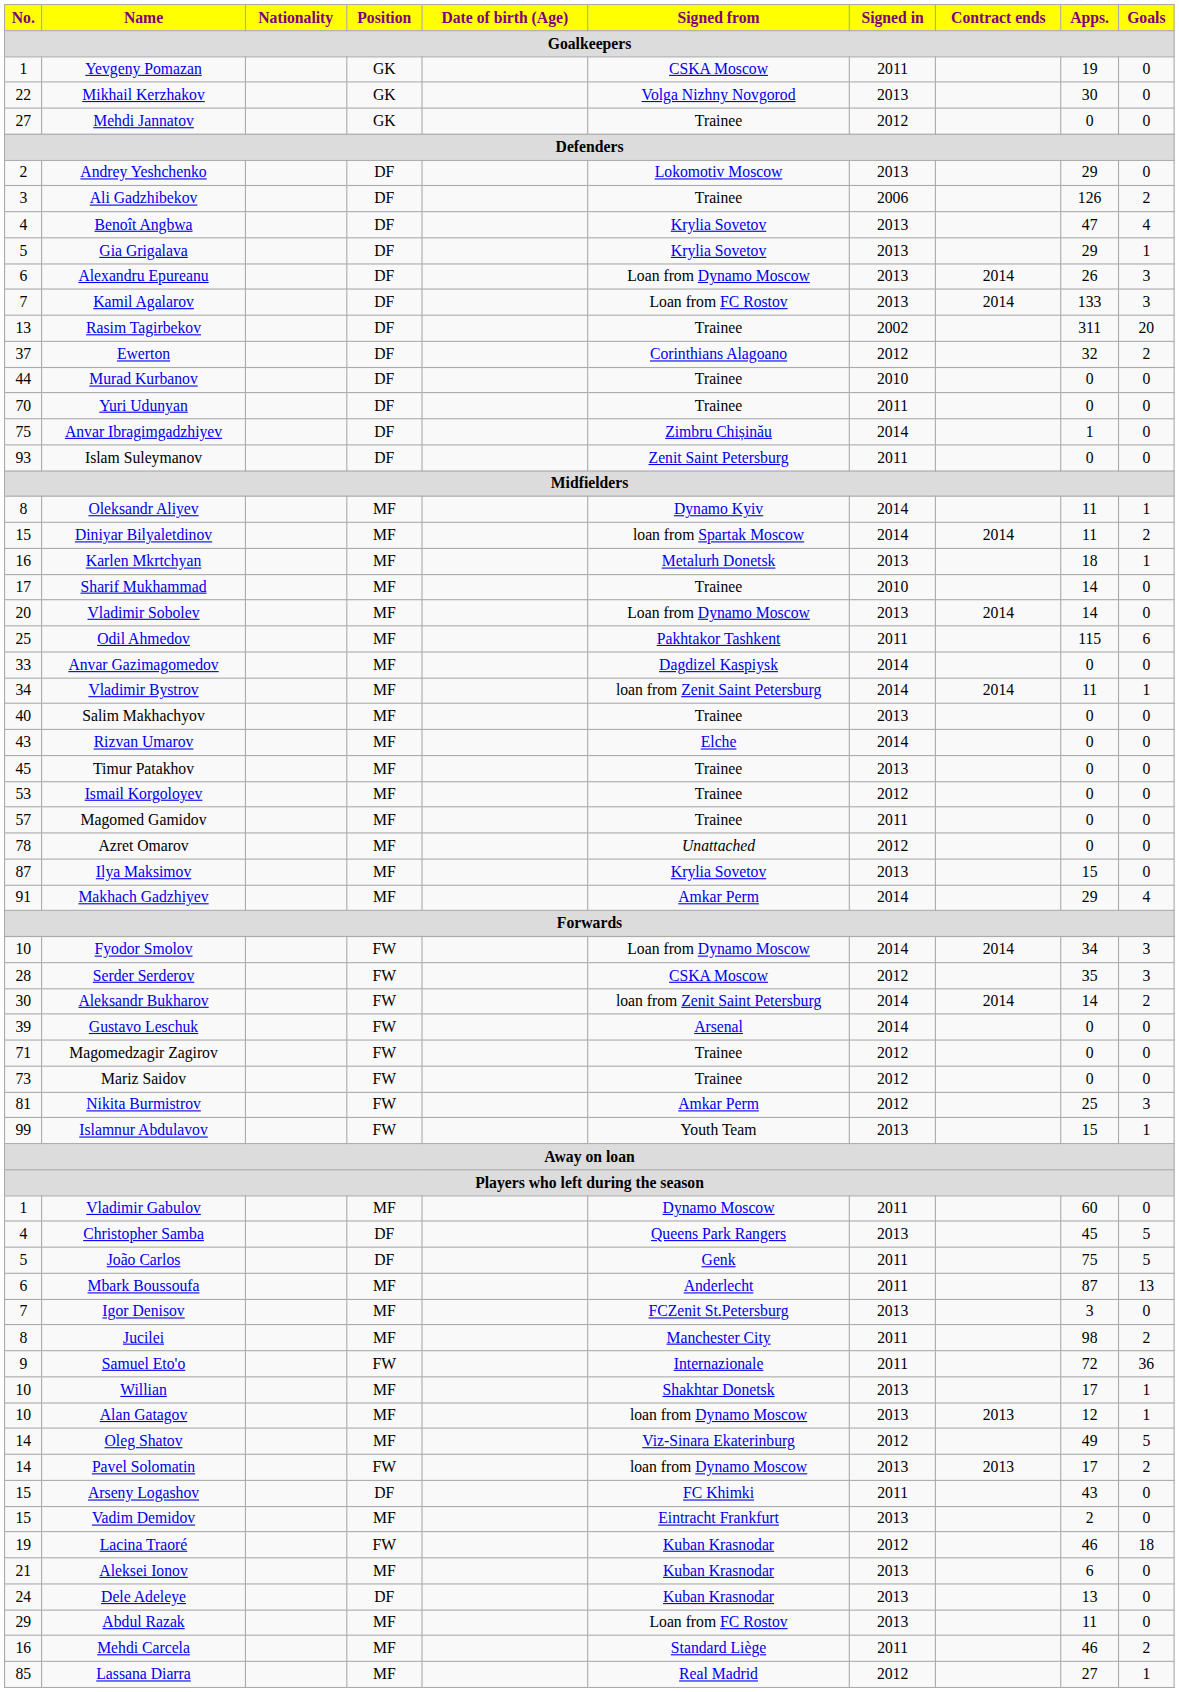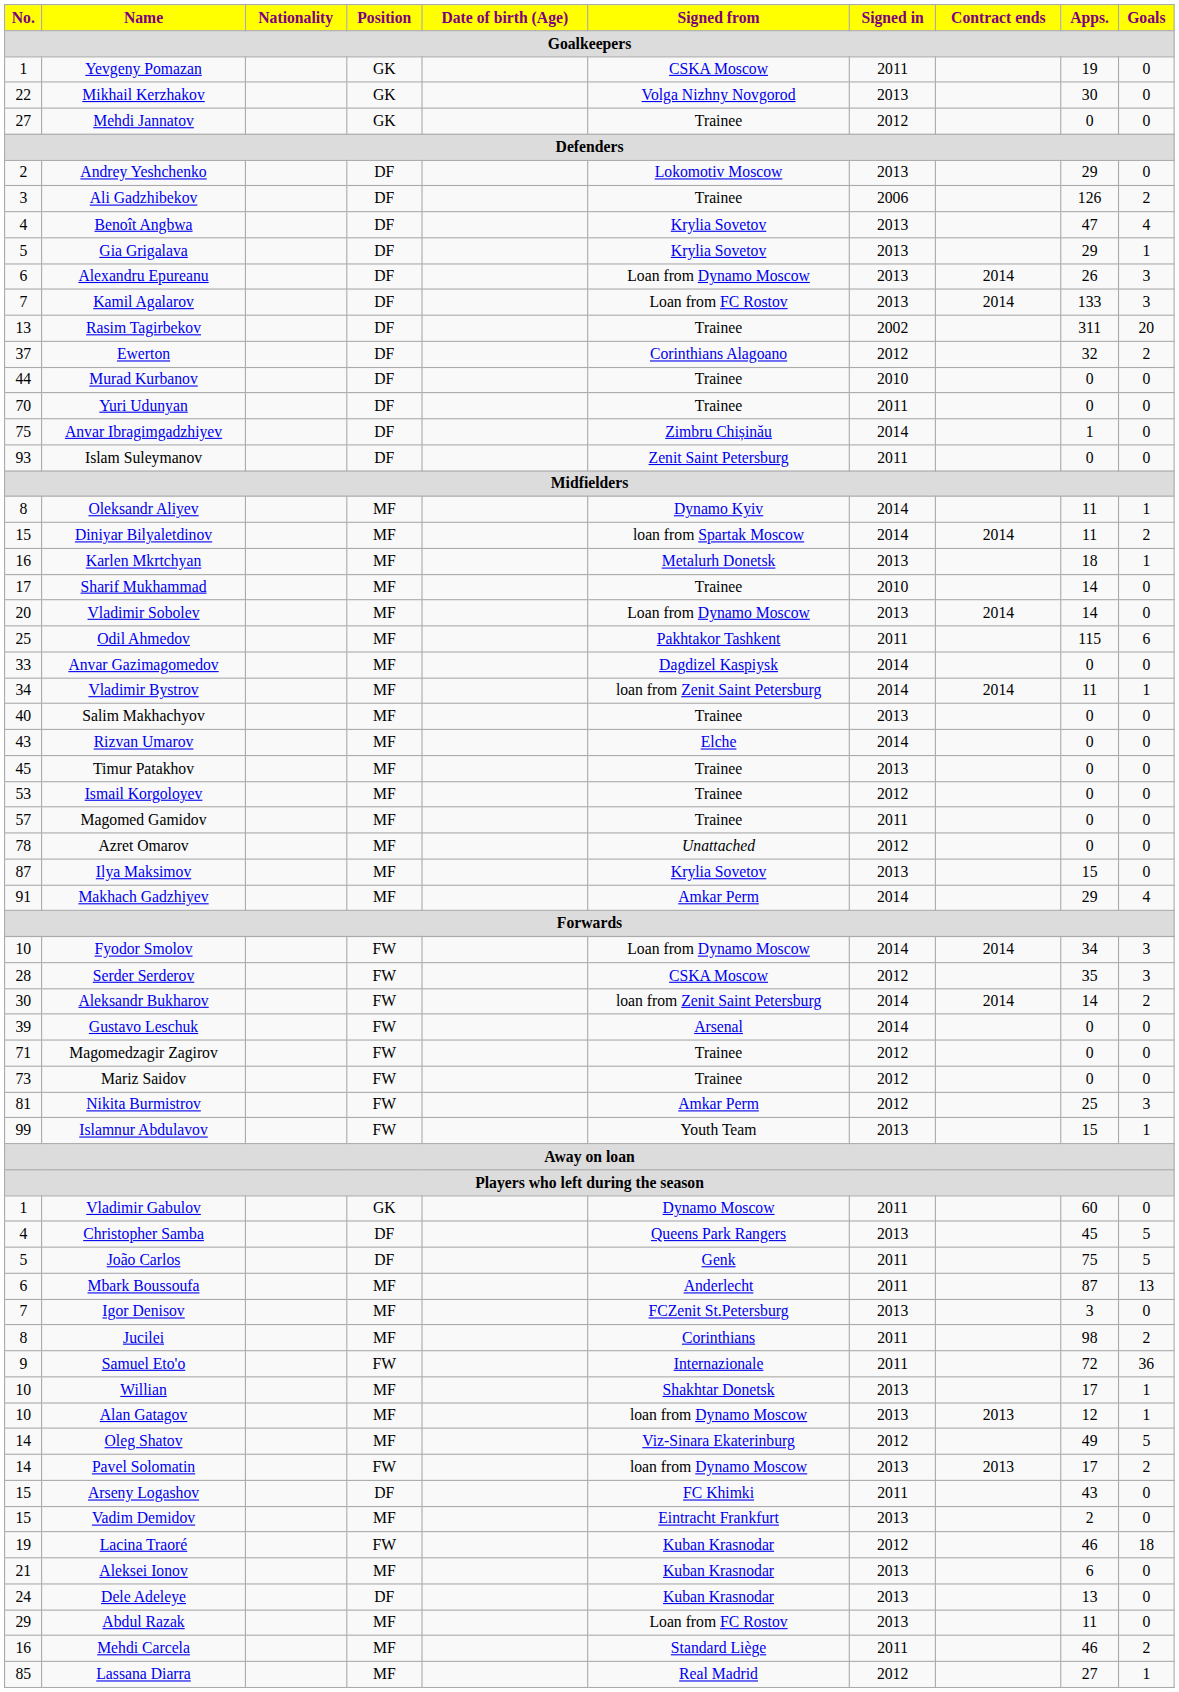(384, 1208) MF -> (384, 1208) GK
(719, 1338) Manchester City -> (719, 1338) Corinthians
